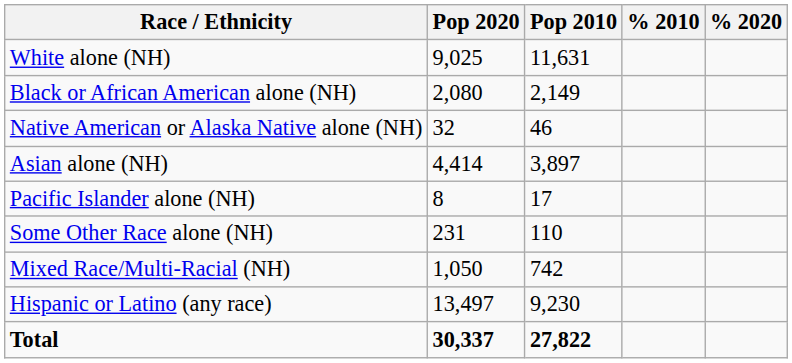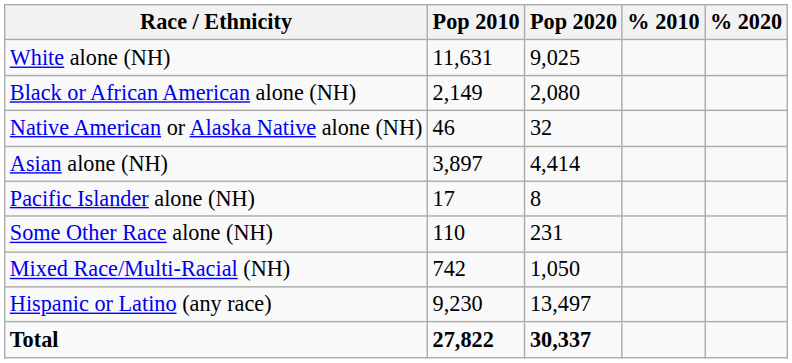columns swapped: (574, 22) <-> (476, 22)
